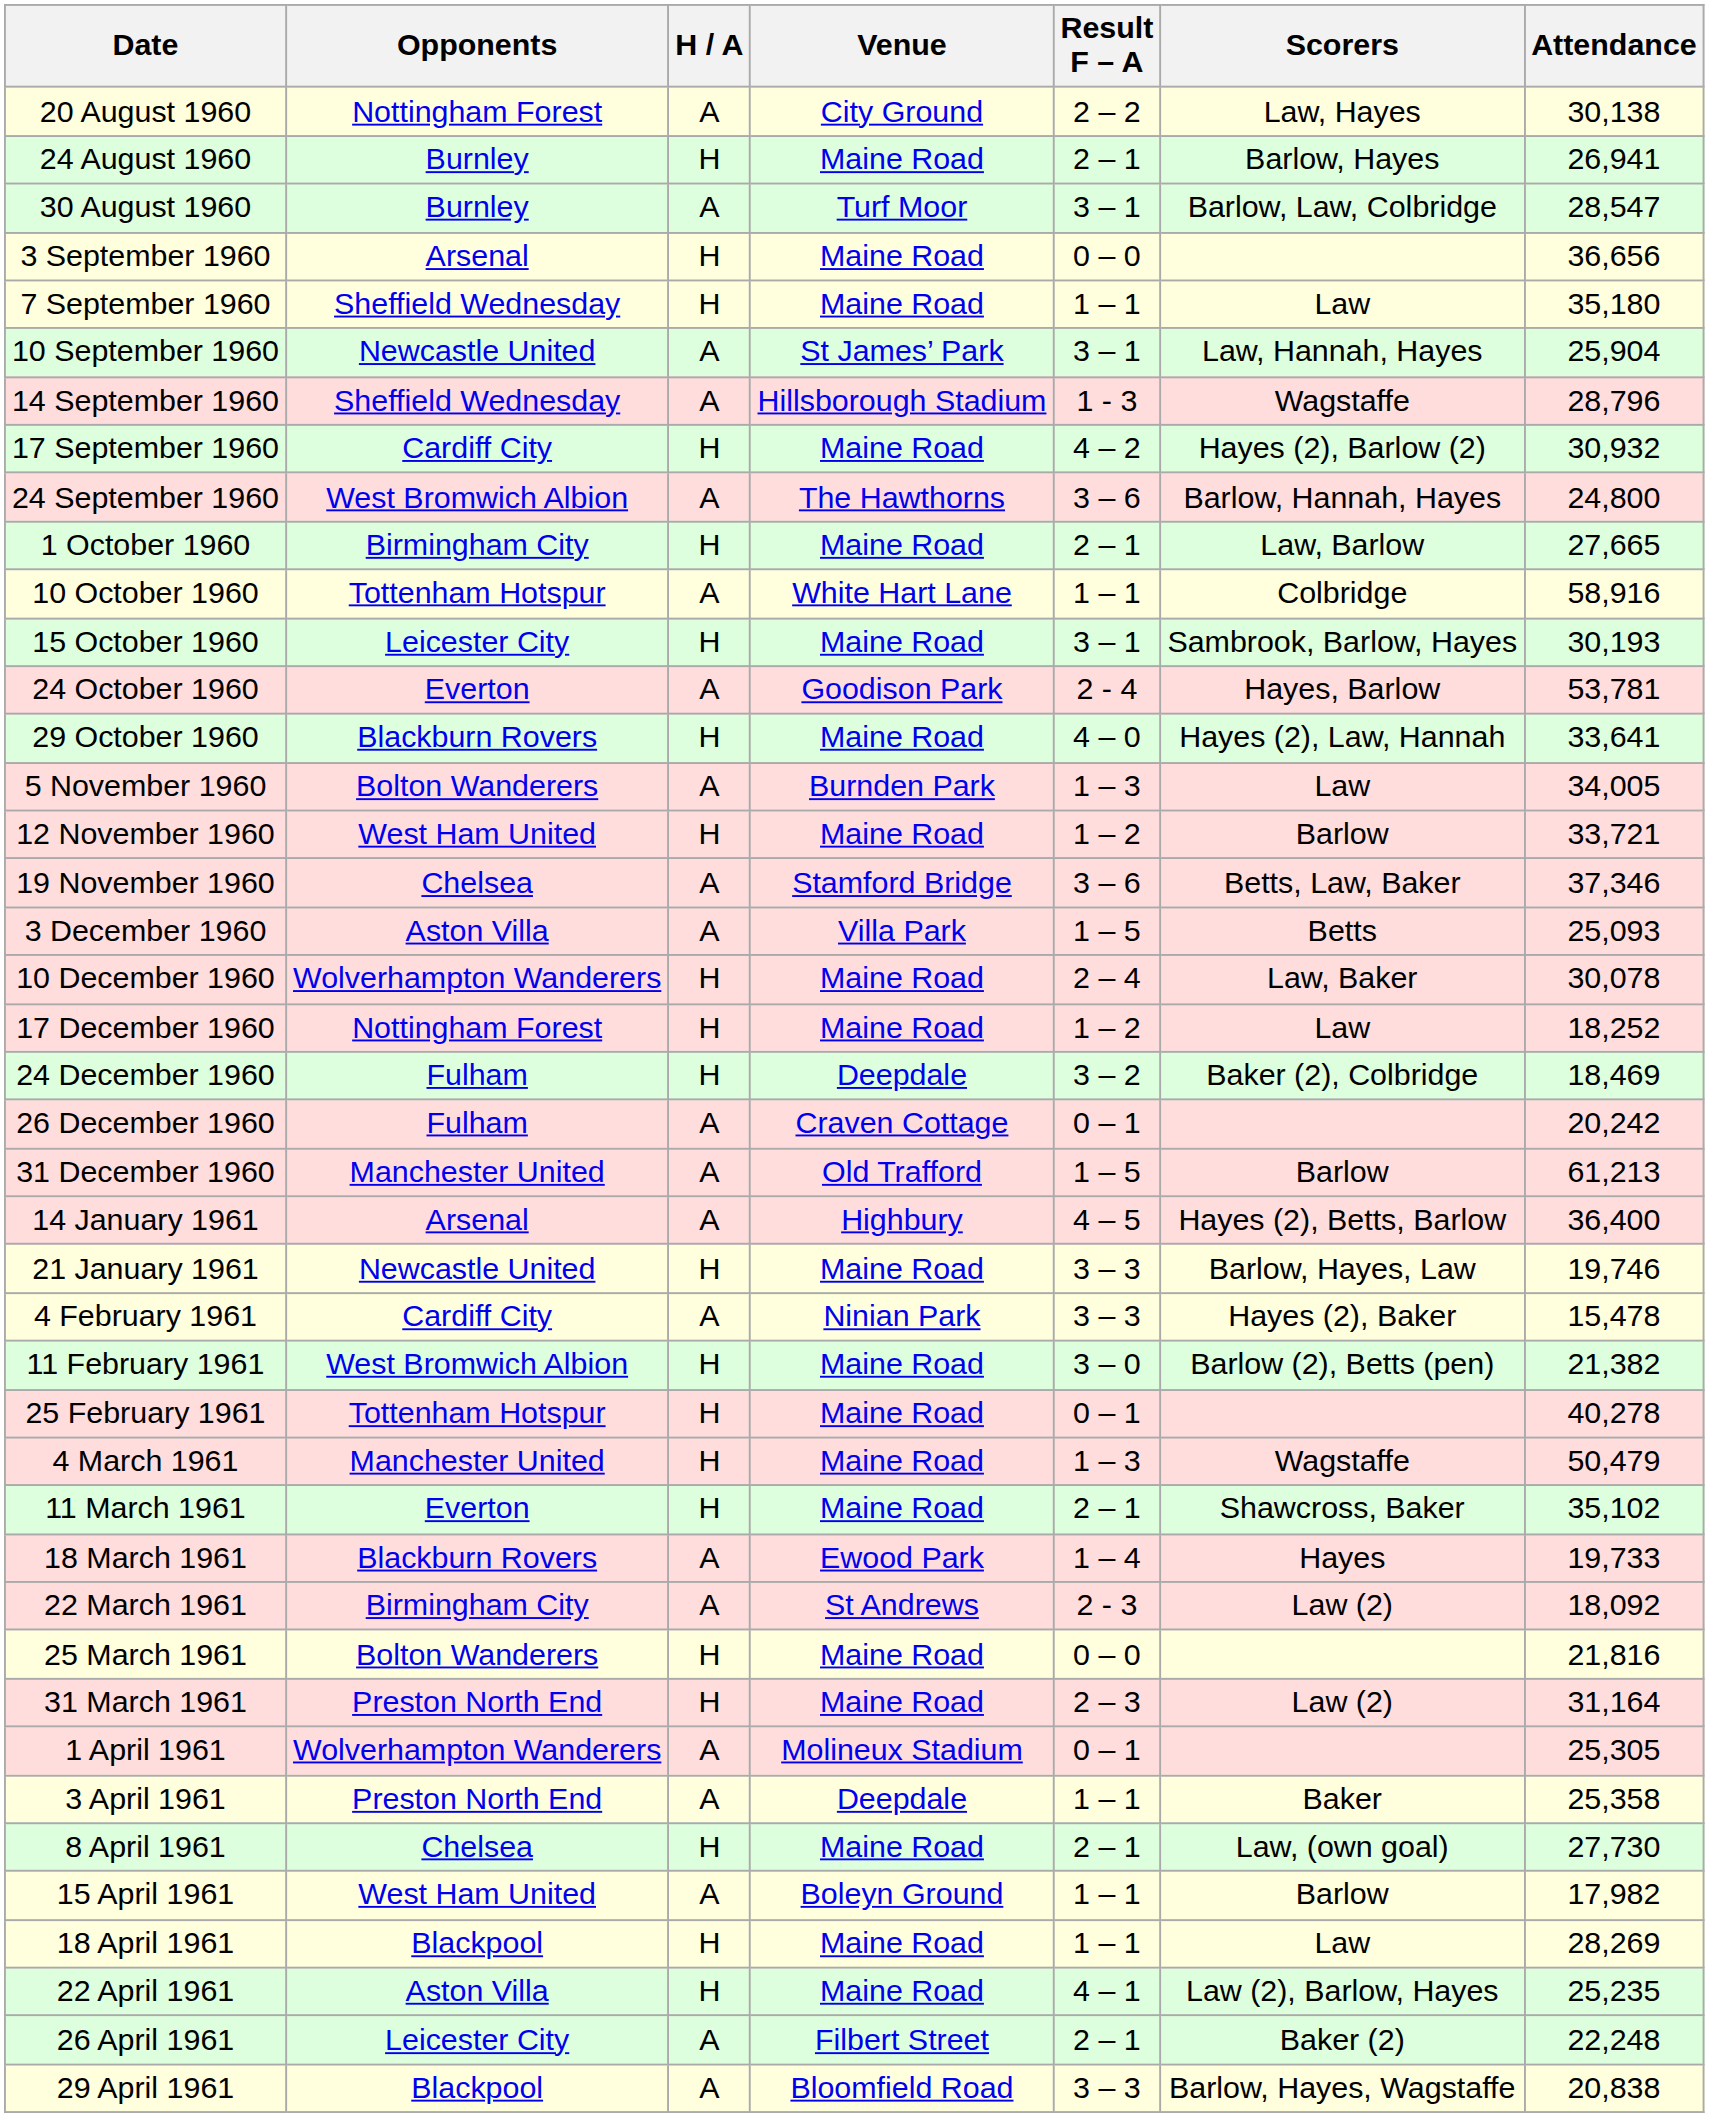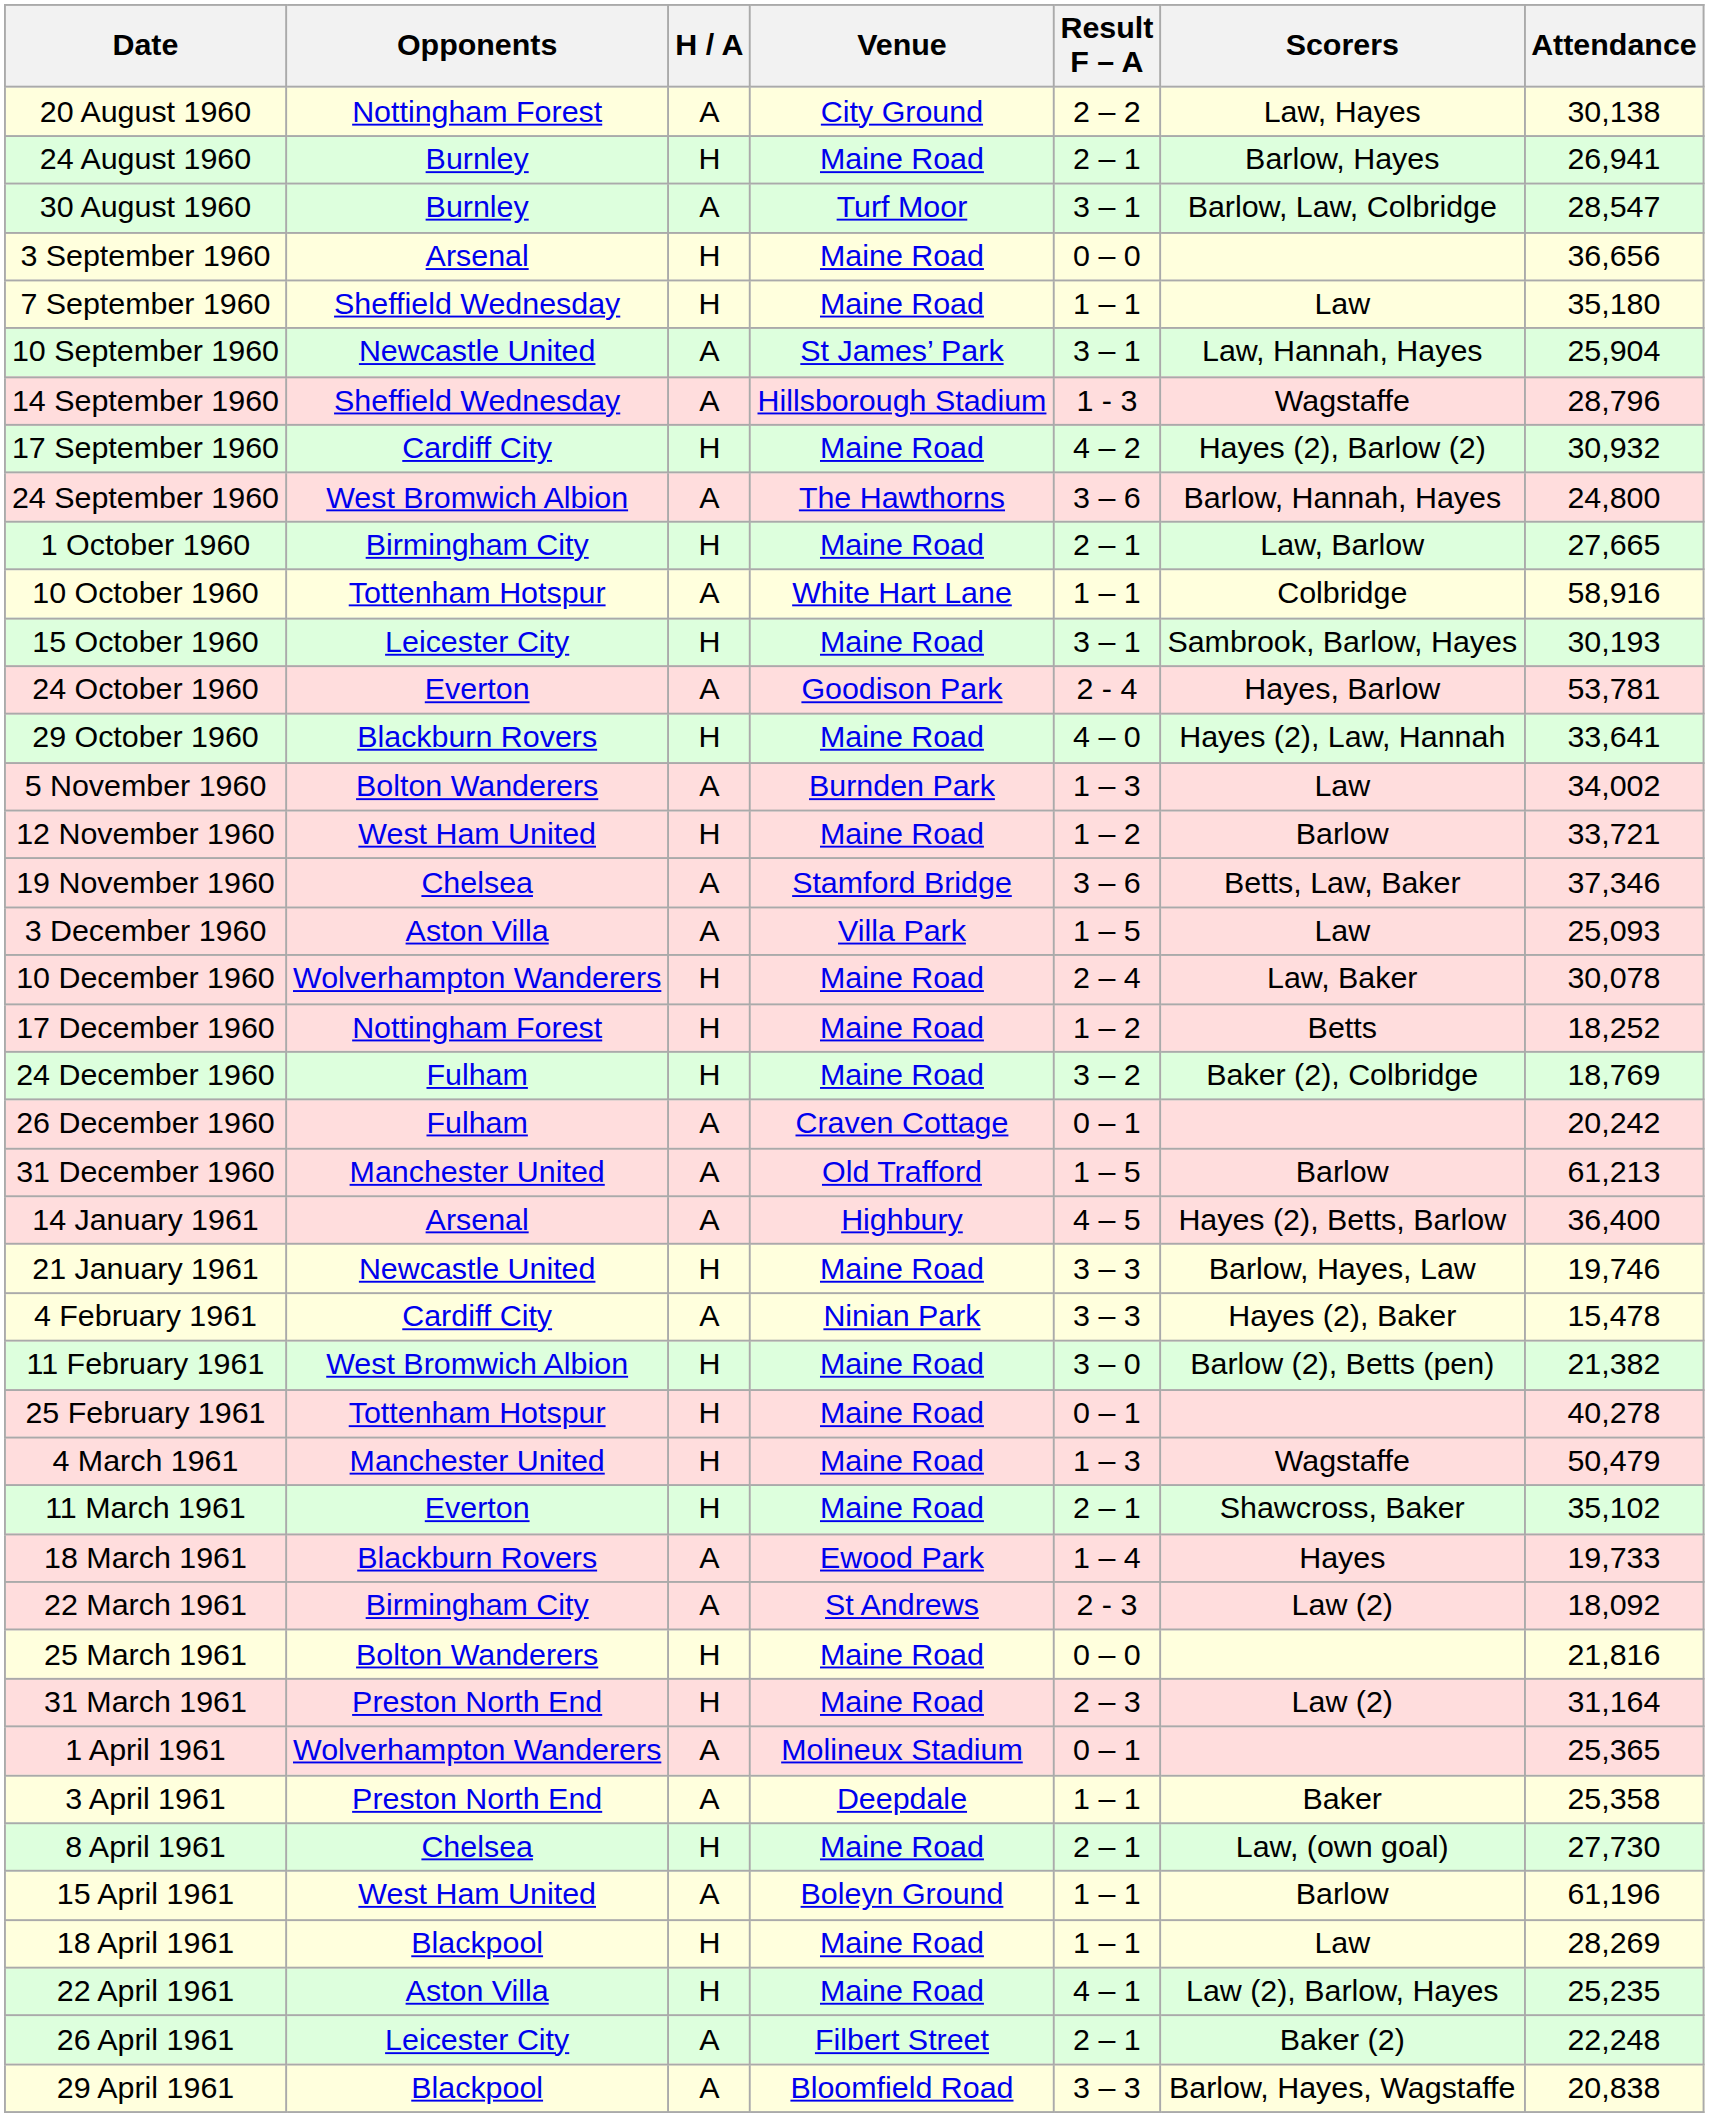(1614, 785) 34,005 -> (1614, 785) 34,002
(1342, 930) Betts -> (1342, 930) Law
(1342, 1027) Law -> (1342, 1027) Betts
(902, 1075) Deepdale -> (902, 1075) Maine Road
(1614, 1075) 18,469 -> (1614, 1075) 18,769
(1614, 1750) 25,305 -> (1614, 1750) 25,365
(1614, 1894) 17,982 -> (1614, 1894) 61,196
